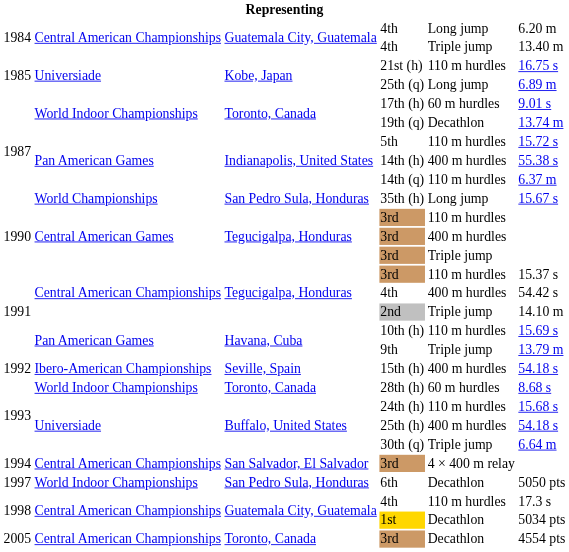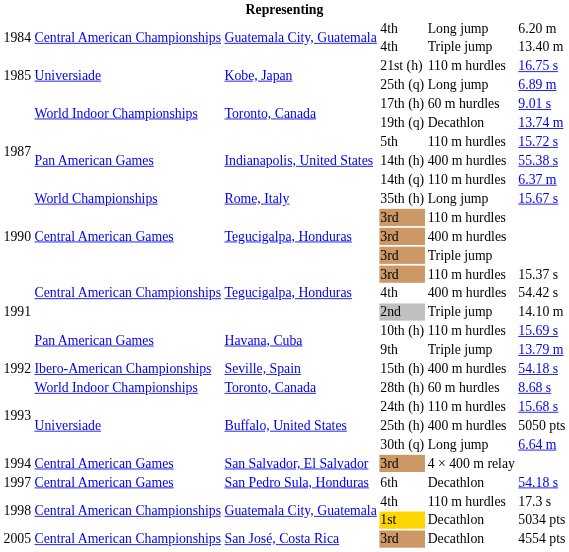(297, 198) San Pedro Sula, Honduras -> (257, 198) Rome, Italy
(538, 425) 54.18 s -> (542, 425) 5050 pts
(460, 444) Triple jump -> (458, 444) Long jump
(128, 463) Central American Championships -> (104, 463) Central American Games
(116, 482) World Indoor Championships -> (104, 482) Central American Games
(542, 482) 5050 pts -> (538, 482) 54.18 s
(270, 539) Toronto, Canada -> (282, 539) San José, Costa Rica
